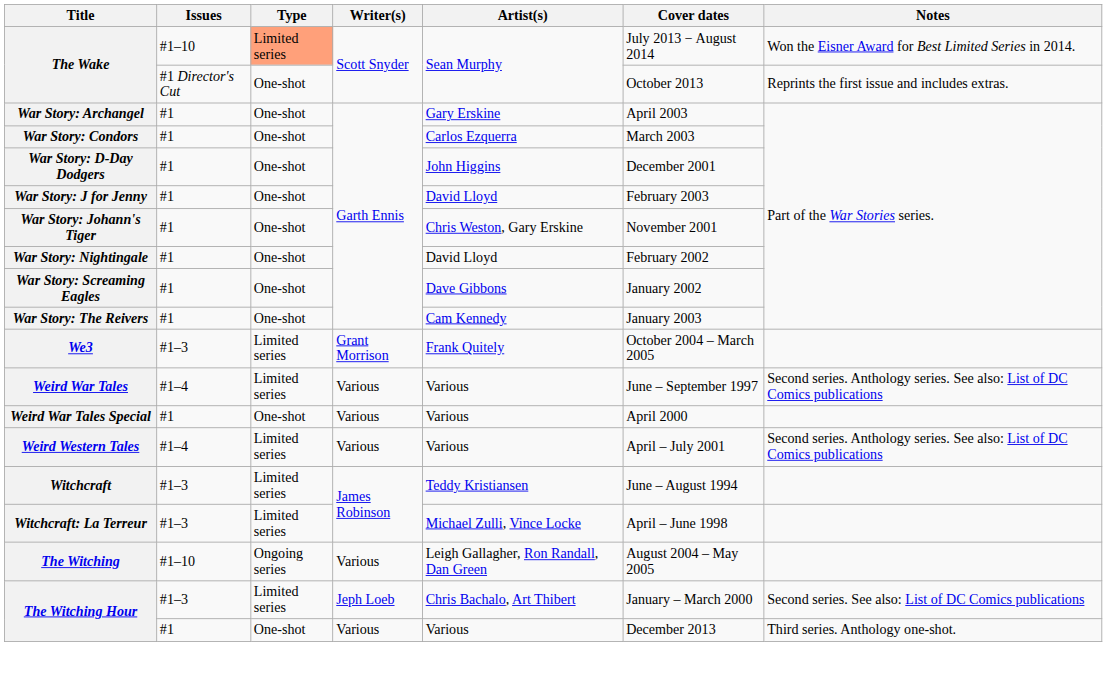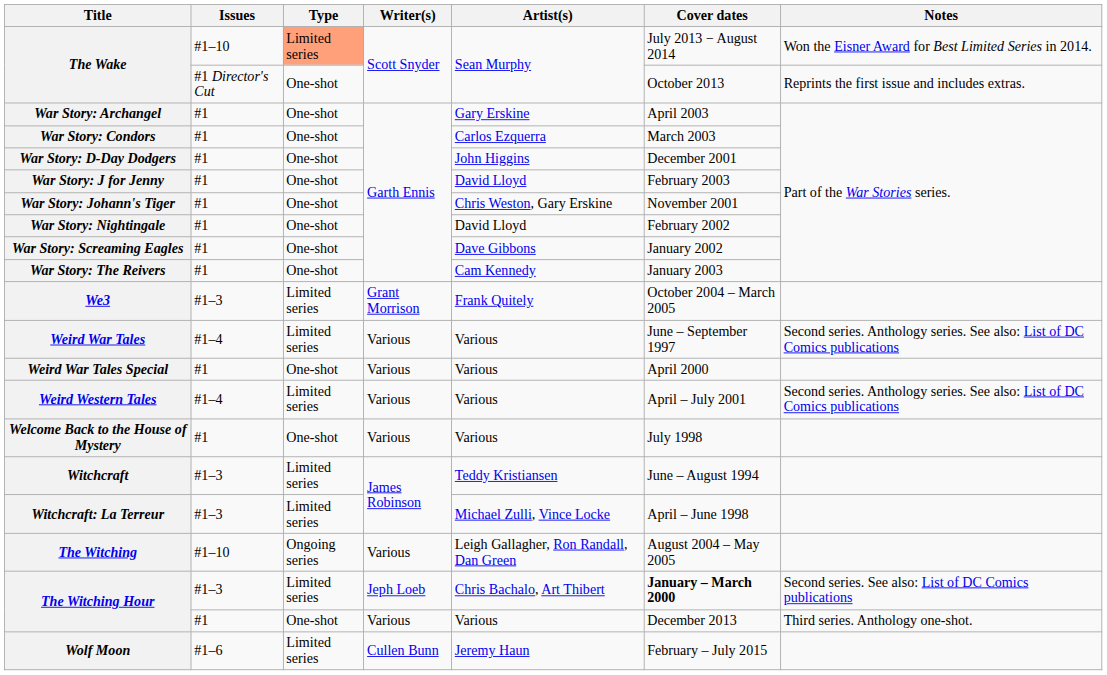+ row: (98, 437)
(689, 599) normal -> (699, 590) bold
+ row: (98, 650)
